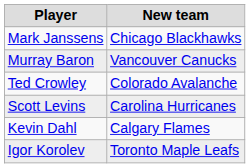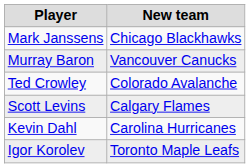(173, 106) Carolina Hurricanes -> (160, 106) Calgary Flames
(160, 128) Calgary Flames -> (173, 128) Carolina Hurricanes
